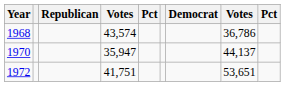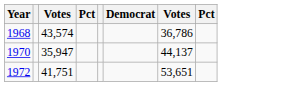- column: (70, 14)
